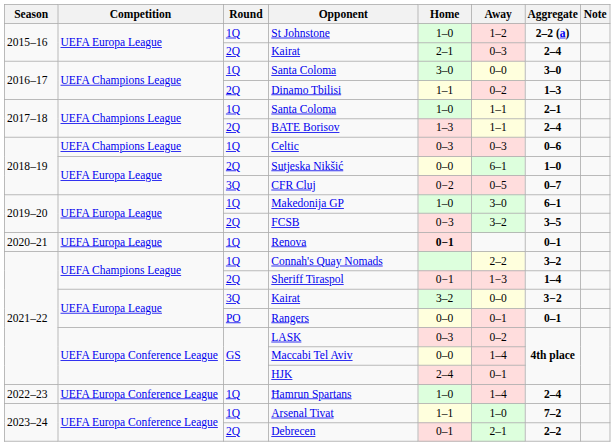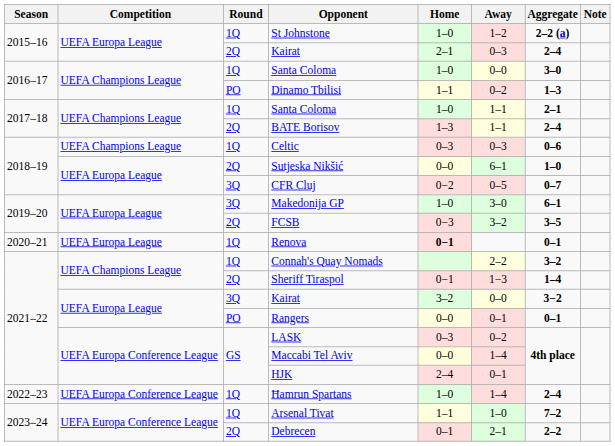(445, 71) 3–0 -> (445, 71) 1–0
(233, 90) 2Q -> (233, 90) PO
(233, 204) 1Q -> (233, 204) 3Q
